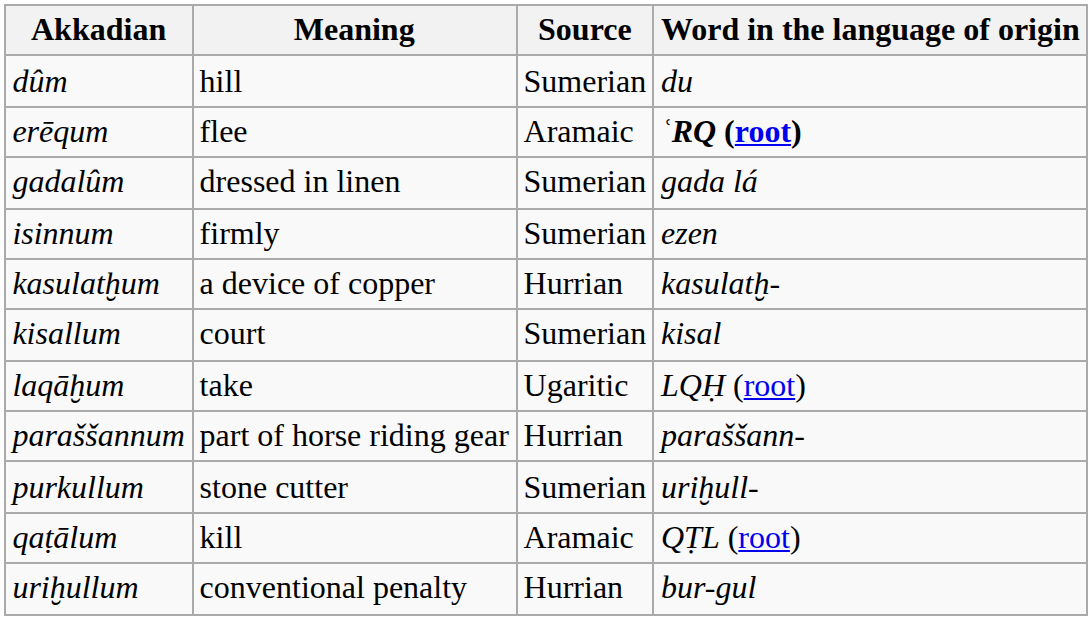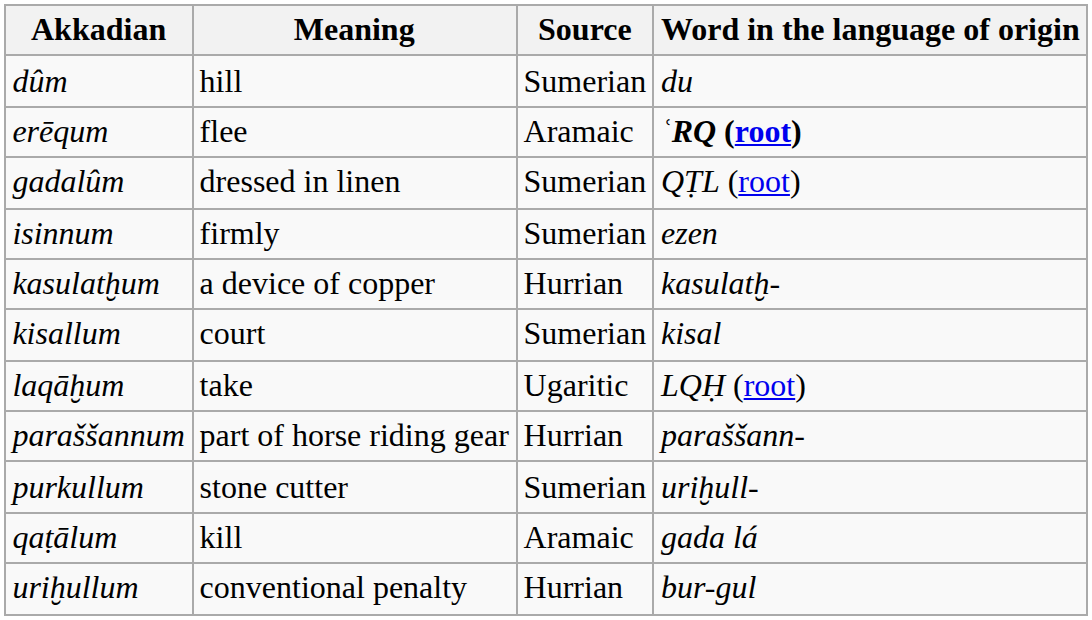(709, 182) gada lá -> (731, 182) QṬL (root)
(731, 537) QṬL (root) -> (709, 537) gada lá
